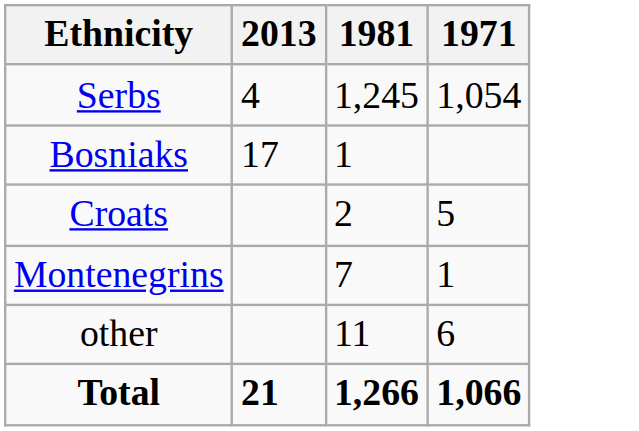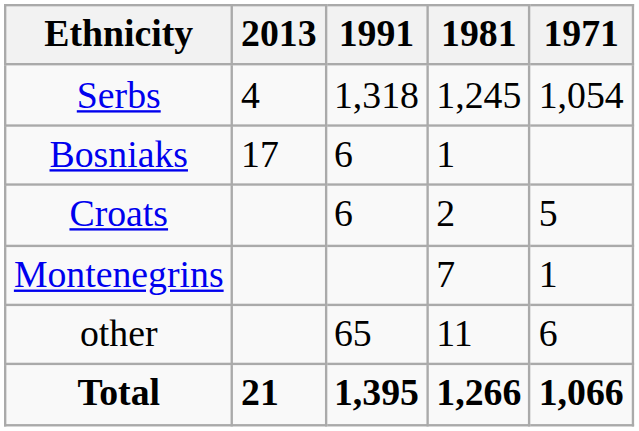+ column: (376, 34)
